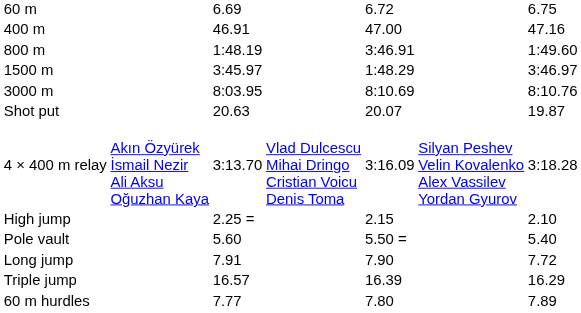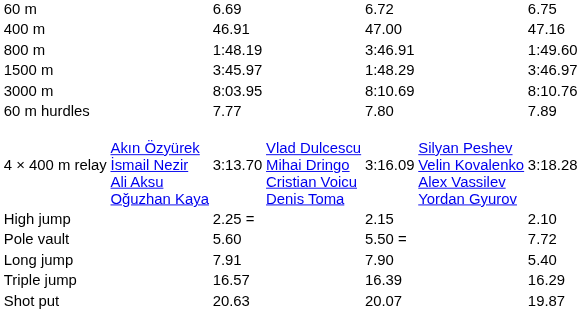rows swapped: (47, 301) <-> (32, 111)
(542, 239) 5.40 -> (542, 239) 7.72
(542, 260) 7.72 -> (542, 260) 5.40
